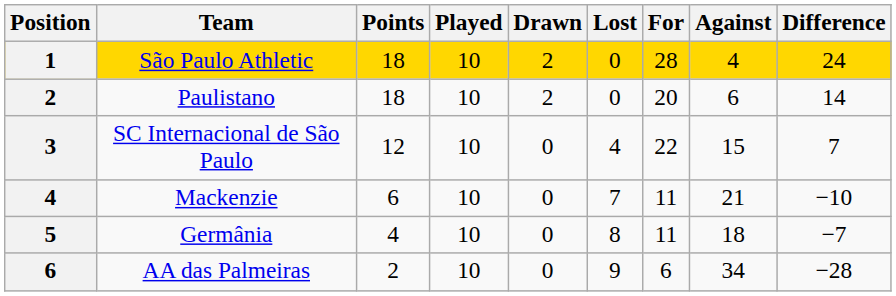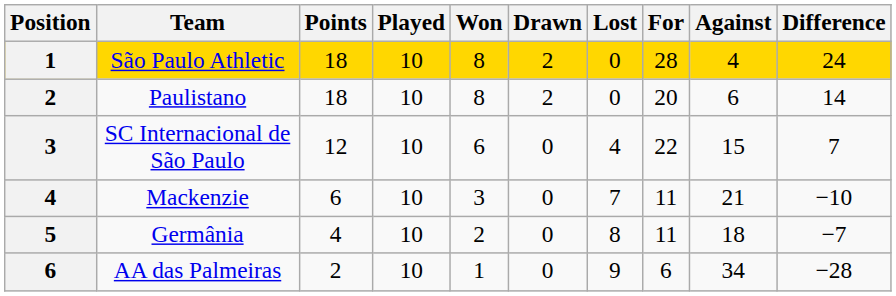+ column: (479, 23)
